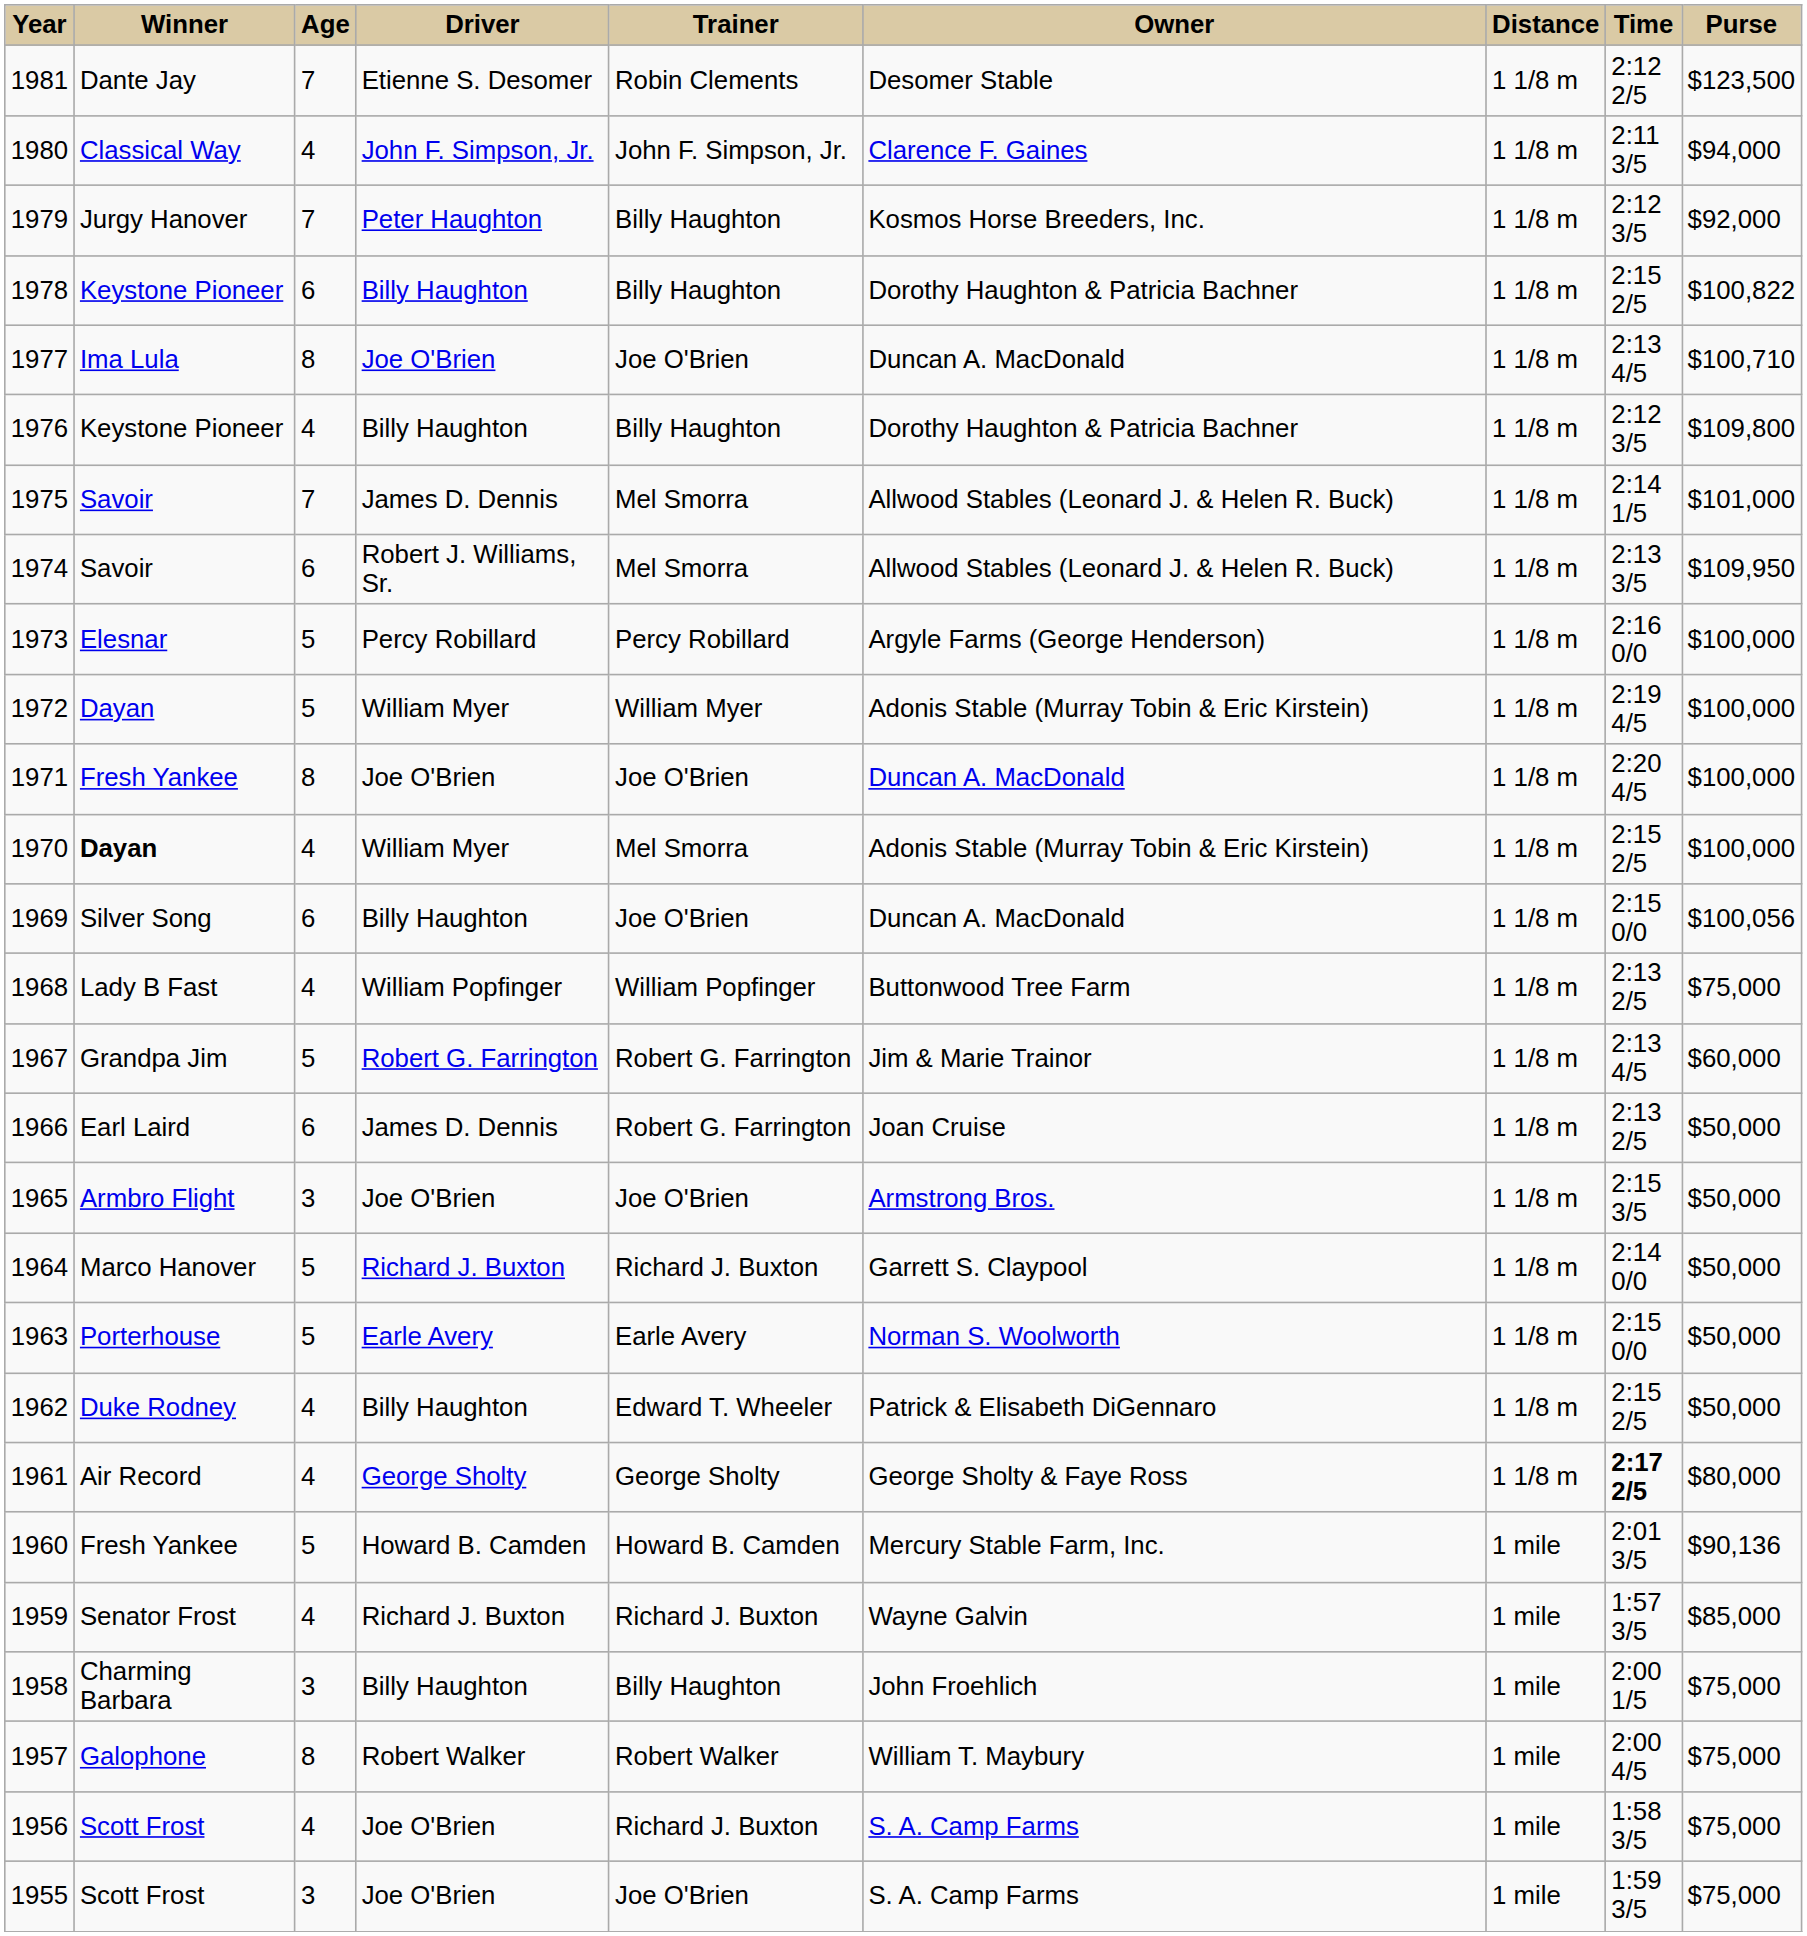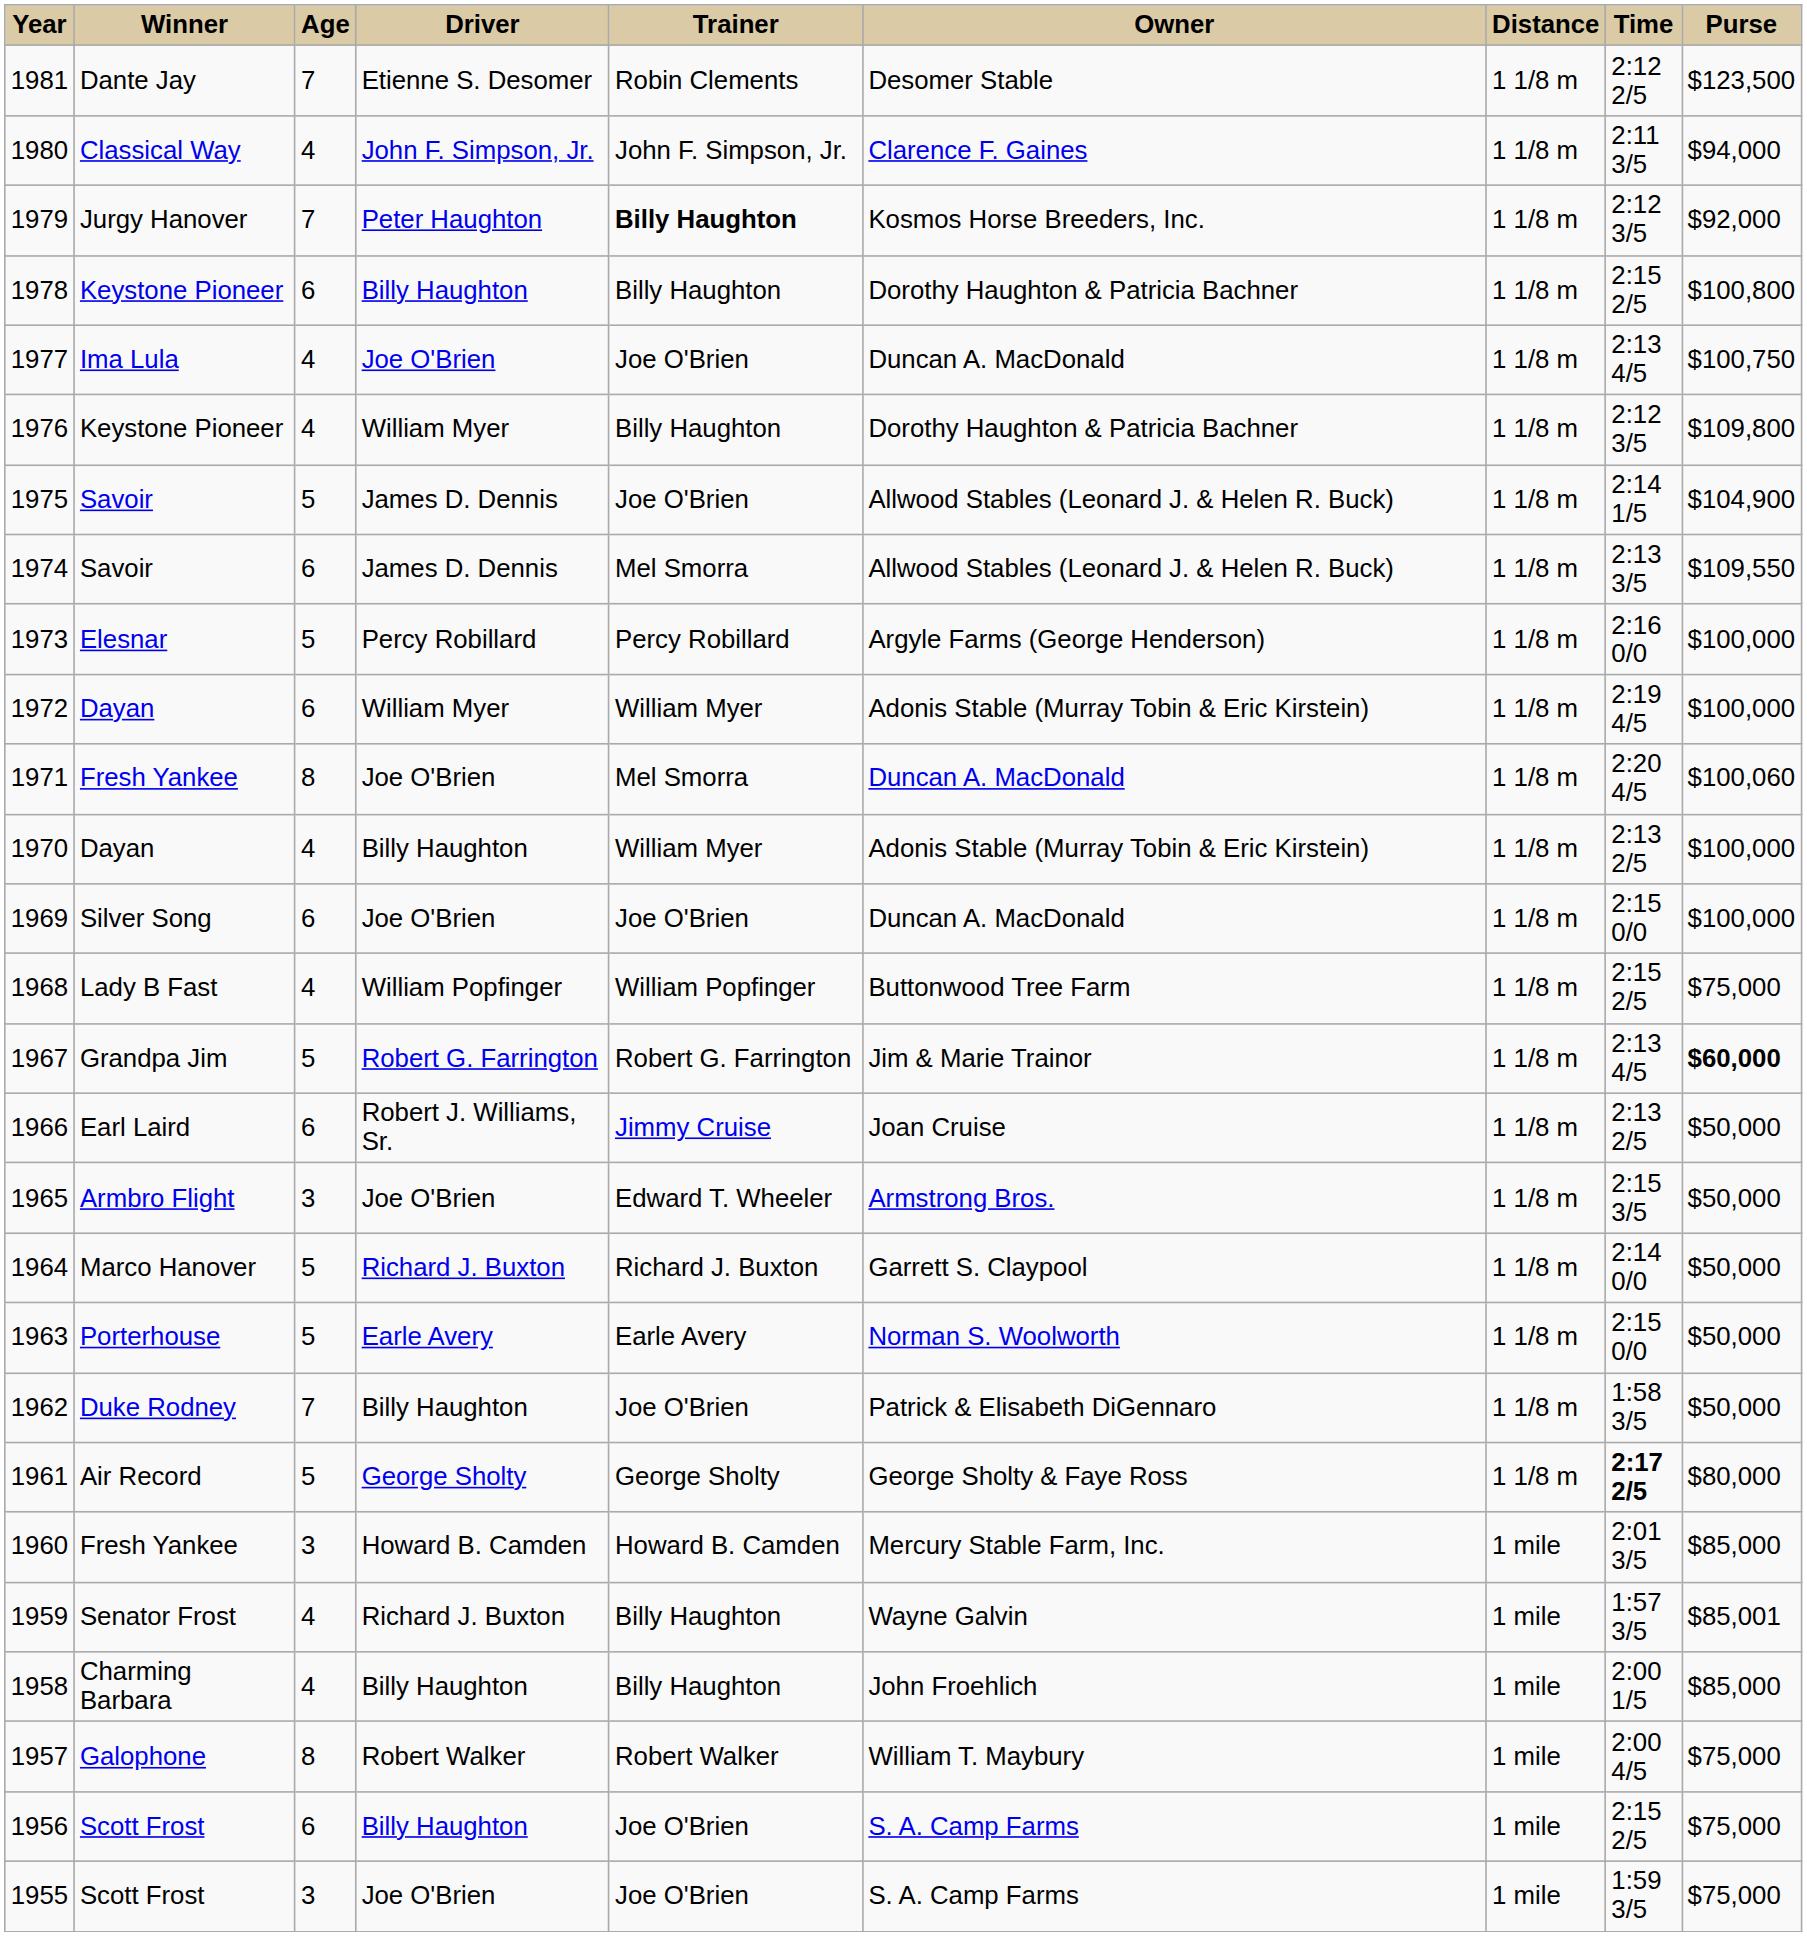(698, 219) normal -> (706, 219) bold
(1741, 289) $100,822 -> (1741, 289) $100,800
(308, 359) 8 -> (308, 359) 4
(1741, 359) $100,710 -> (1741, 359) $100,750
(445, 429) Billy Haughton -> (435, 429) William Myer
(308, 499) 7 -> (308, 499) 5
(682, 499) Mel Smorra -> (682, 499) Joe O'Brien
(1741, 499) $101,000 -> (1741, 499) $104,900
(469, 569) Robert J. Williams, Sr. -> (460, 569) James D. Dennis
(1741, 569) $109,950 -> (1741, 569) $109,550
(308, 708) 5 -> (308, 708) 6
(682, 778) Joe O'Brien -> (682, 778) Mel Smorra
(1741, 778) $100,000 -> (1741, 778) $100,060
(119, 848) bold -> (117, 848) normal
(435, 848) William Myer -> (445, 848) Billy Haughton
(682, 848) Mel Smorra -> (689, 848) William Myer
(1636, 848) 2:15 2/5 -> (1636, 848) 2:13 2/5
(445, 918) Billy Haughton -> (429, 918) Joe O'Brien
(1741, 918) $100,056 -> (1741, 918) $100,000
(1636, 988) 2:13 2/5 -> (1636, 988) 2:15 2/5
(1734, 1057) normal -> (1734, 1057) bold
(460, 1127) James D. Dennis -> (469, 1127) Robert J. Williams, Sr.
(733, 1127) Robert G. Farrington -> (693, 1127) Jimmy Cruise
(682, 1197) Joe O'Brien -> (724, 1197) Edward T. Wheeler
(308, 1407) 4 -> (308, 1407) 7
(724, 1407) Edward T. Wheeler -> (682, 1407) Joe O'Brien
(1636, 1407) 2:15 2/5 -> (1636, 1407) 1:58 3/5
(308, 1476) 4 -> (308, 1476) 5
(308, 1546) 5 -> (308, 1546) 3
(1734, 1546) $90,136 -> (1734, 1546) $85,000
(717, 1616) Richard J. Buxton -> (698, 1616) Billy Haughton
(1734, 1616) $85,000 -> (1734, 1616) $85,001
(308, 1686) 3 -> (308, 1686) 4
(1734, 1686) $75,000 -> (1734, 1686) $85,000
(308, 1826) 4 -> (308, 1826) 6
(429, 1826) Joe O'Brien -> (445, 1826) Billy Haughton
(717, 1826) Richard J. Buxton -> (682, 1826) Joe O'Brien
(1636, 1826) 1:58 3/5 -> (1636, 1826) 2:15 2/5
